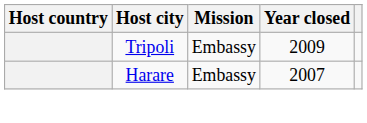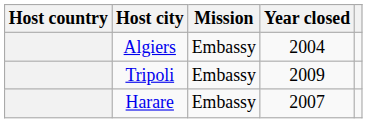+ row: (150, 46)
